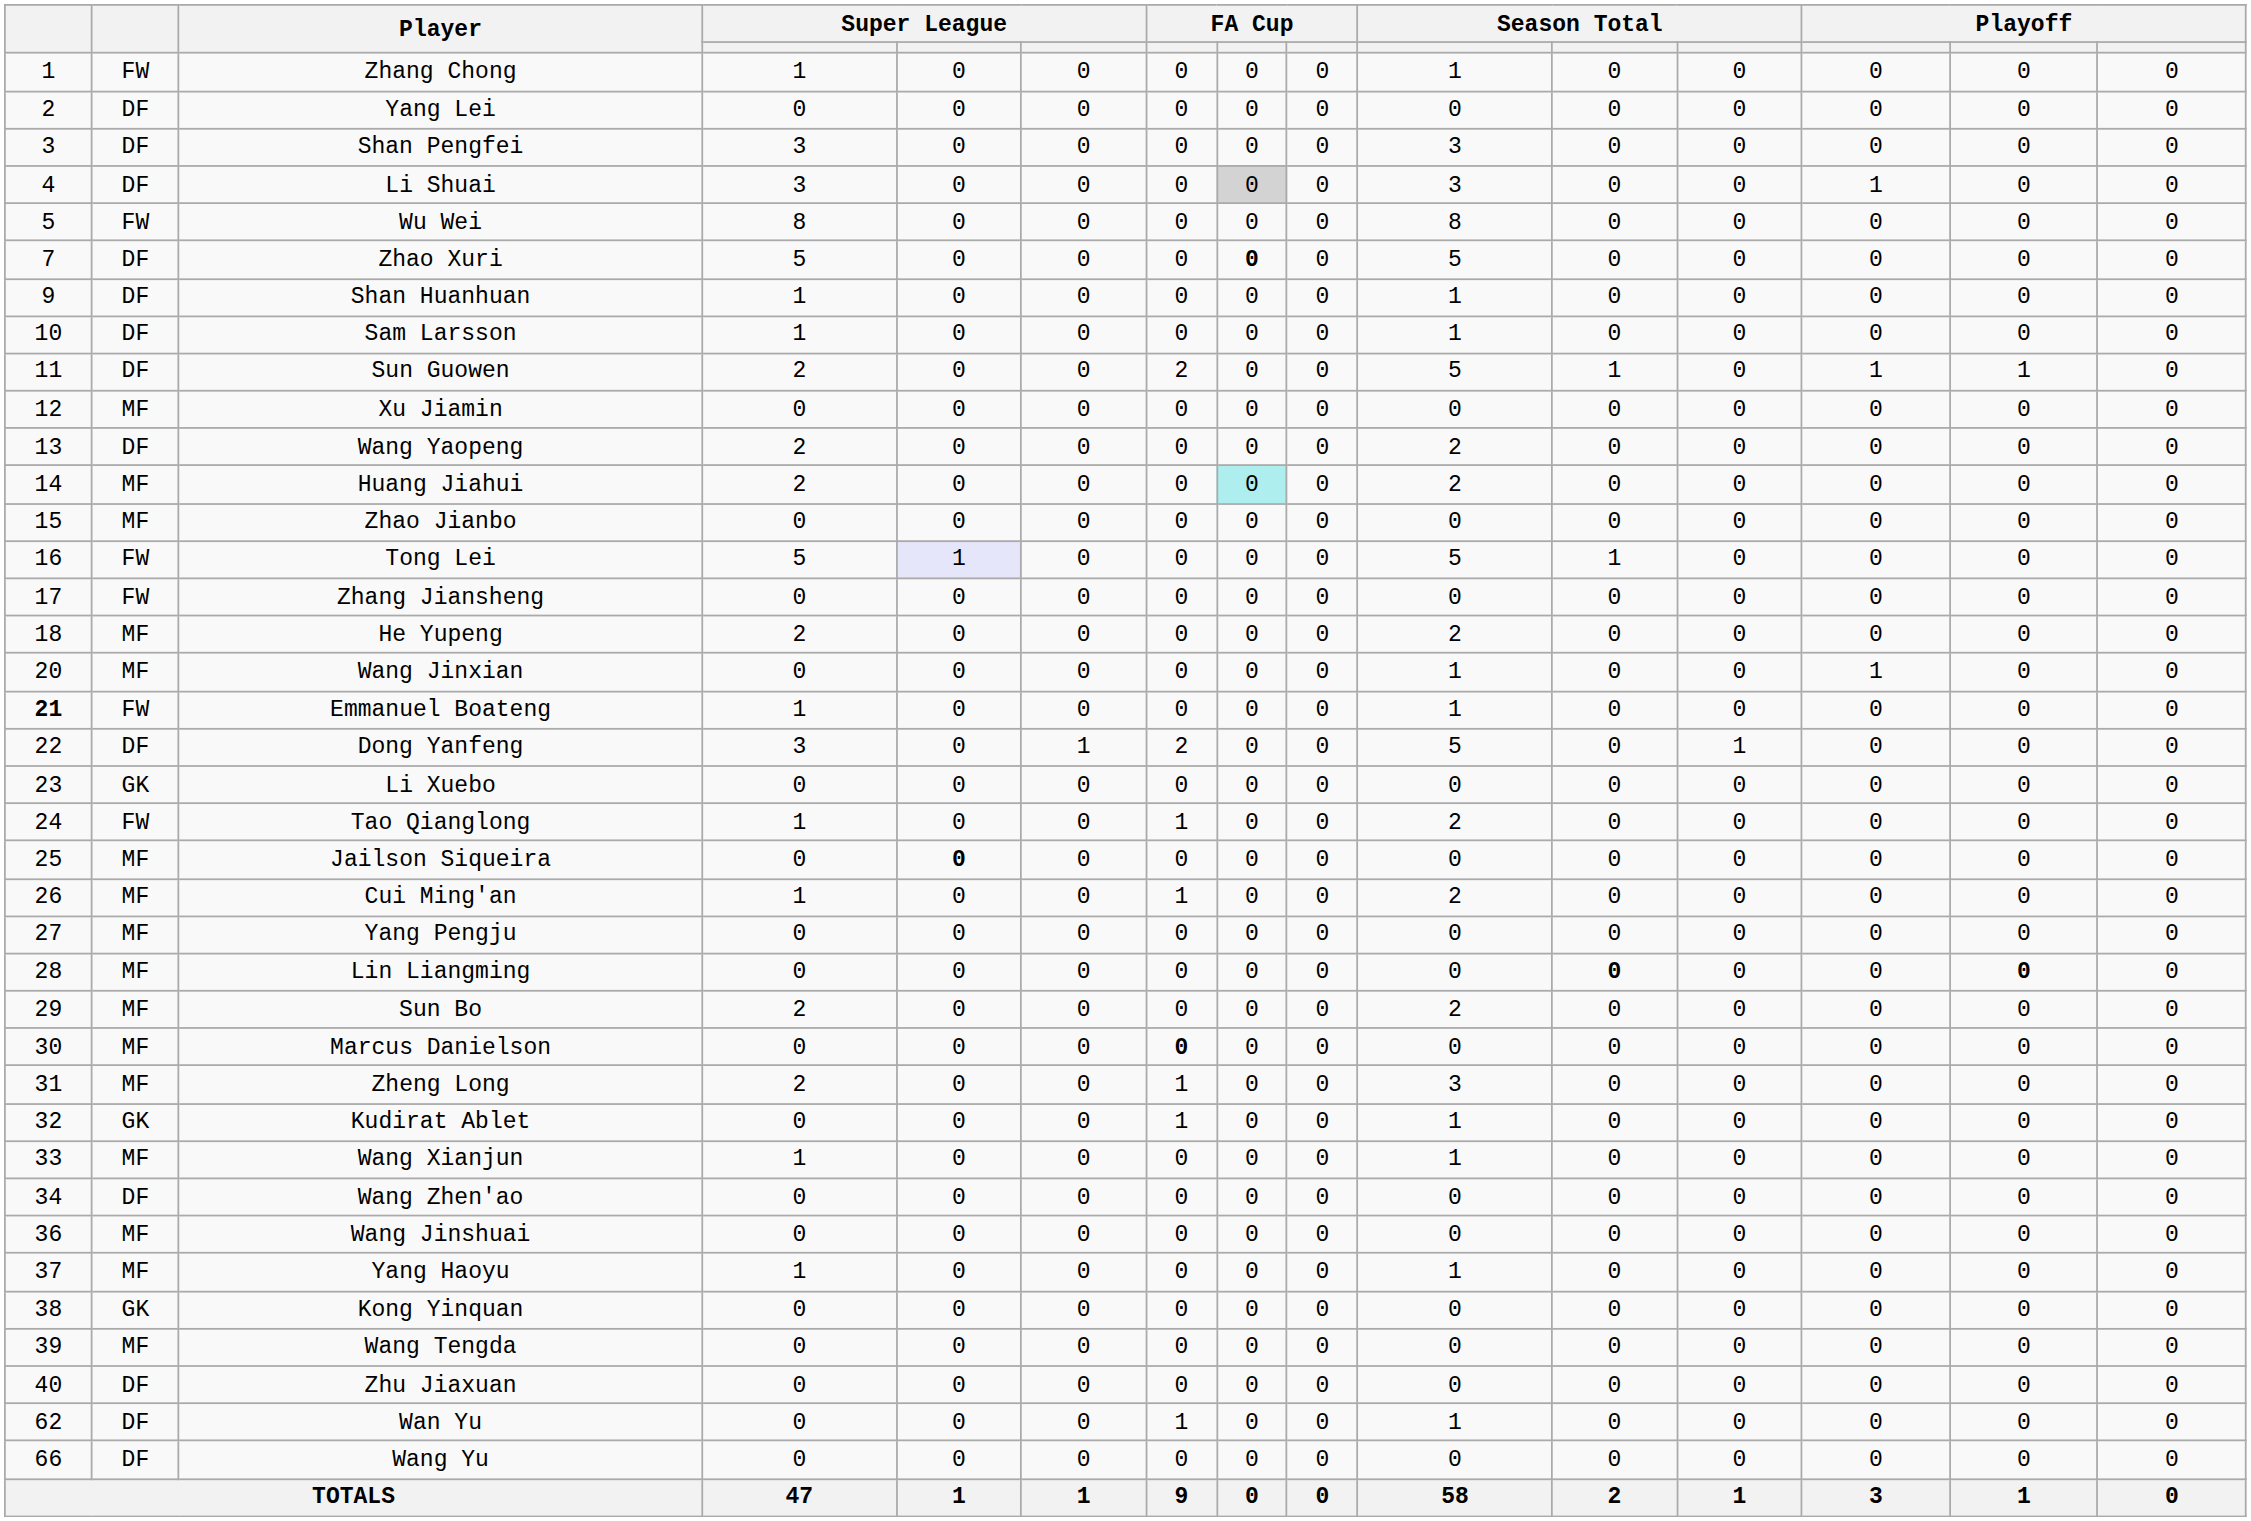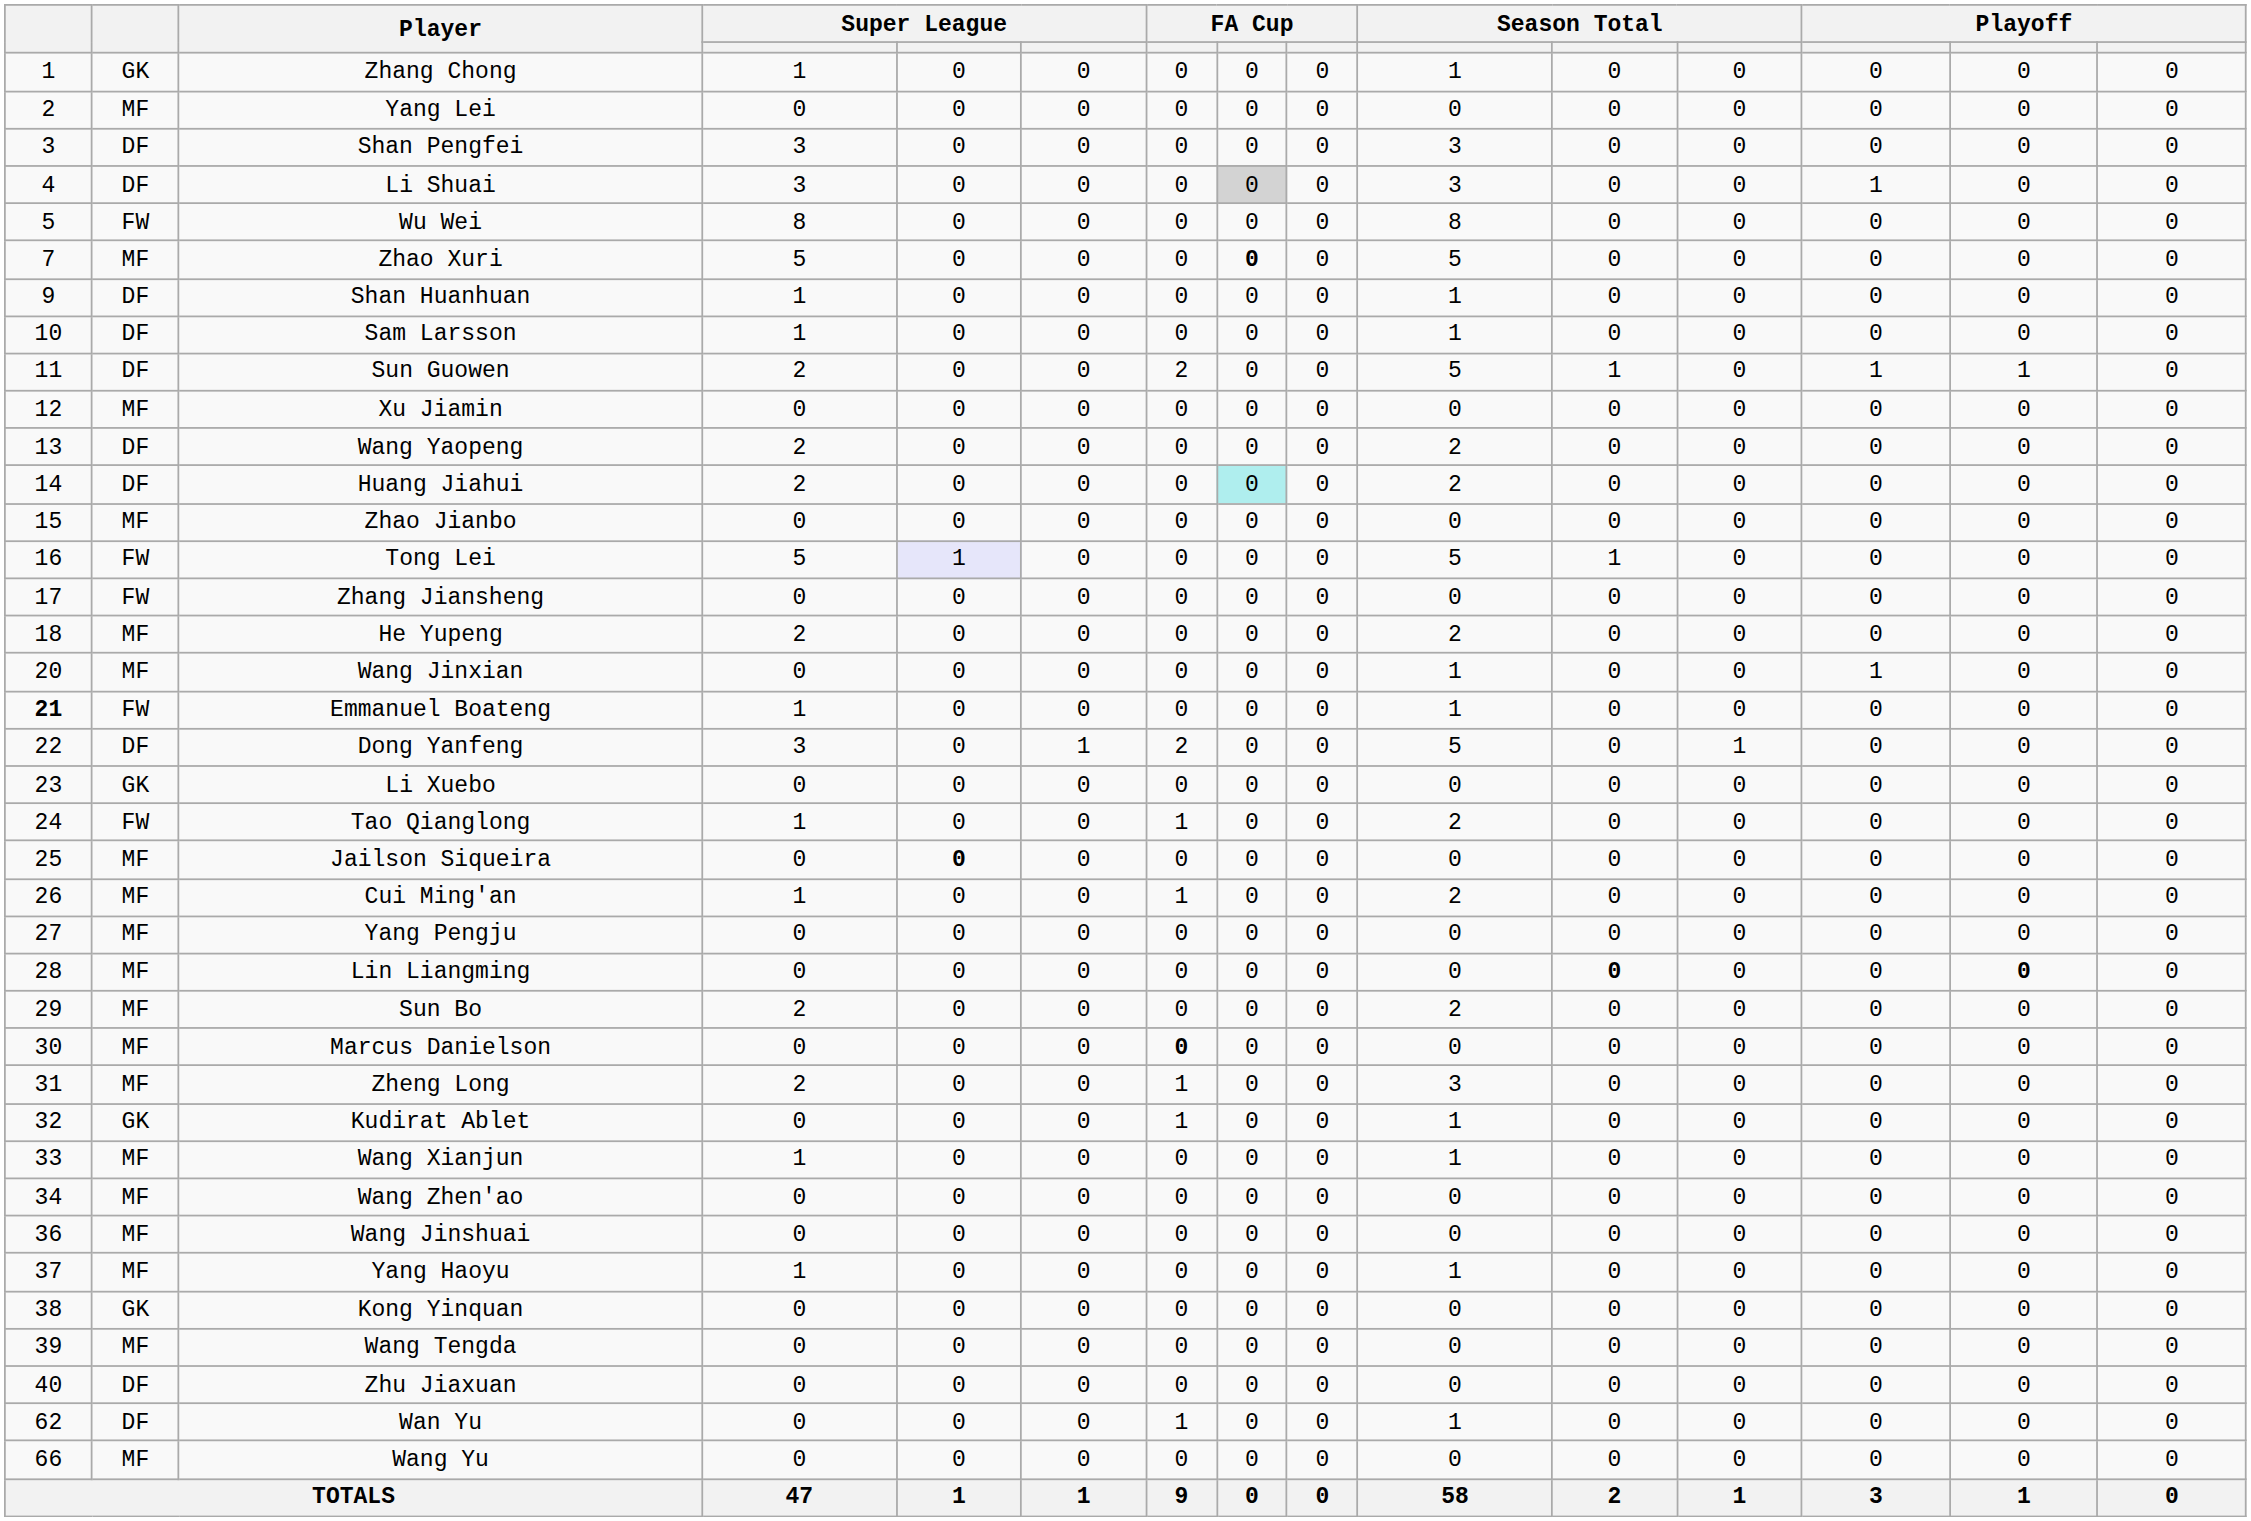(135, 72) FW -> (135, 72) GK
(135, 110) DF -> (135, 110) MF
(135, 260) DF -> (135, 260) MF
(135, 485) MF -> (135, 485) DF
(135, 1197) DF -> (135, 1197) MF
(135, 1460) DF -> (135, 1460) MF
